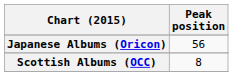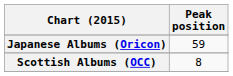(199, 44) 56 -> (199, 44) 59
